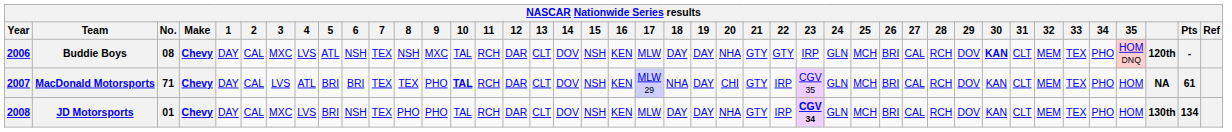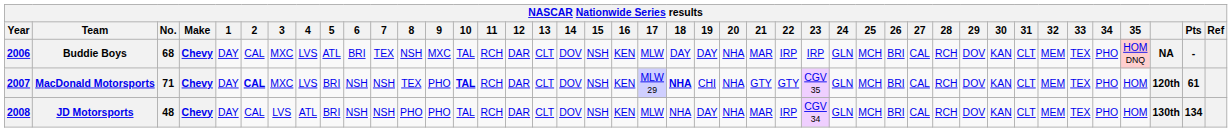(168, 54) 08 -> (168, 54) 68
(356, 54) NSH -> (357, 54) BRI
(757, 54) GTY -> (761, 54) MAR
(783, 54) GTY -> (788, 54) IRP
(996, 54) bold -> (1001, 54) normal
(1162, 54) 120th -> (1166, 54) NA
(254, 83) normal -> (254, 83) bold
(281, 83) LVS -> (282, 83) MXC
(307, 83) ATL -> (308, 83) LVS
(356, 83) BRI -> (357, 83) NSH
(382, 83) TEX -> (384, 83) NSH
(677, 83) normal -> (680, 83) bold
(704, 83) DAY -> (707, 83) CHI
(730, 83) CHI -> (733, 83) NHA
(783, 83) IRP -> (788, 83) GTY
(1162, 83) NA -> (1166, 83) 120th
(168, 112) 01 -> (168, 112) 48
(281, 112) MXC -> (282, 112) LVS
(307, 112) LVS -> (308, 112) ATL
(382, 112) TEX -> (384, 112) NSH
(677, 112) DAY -> (680, 112) NHA
(757, 112) GTY -> (761, 112) MAR
(810, 112) bold -> (816, 112) normal
